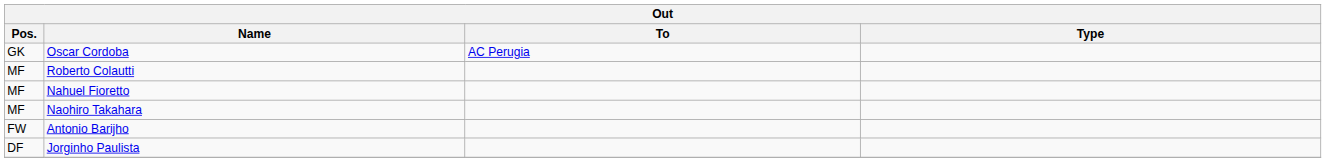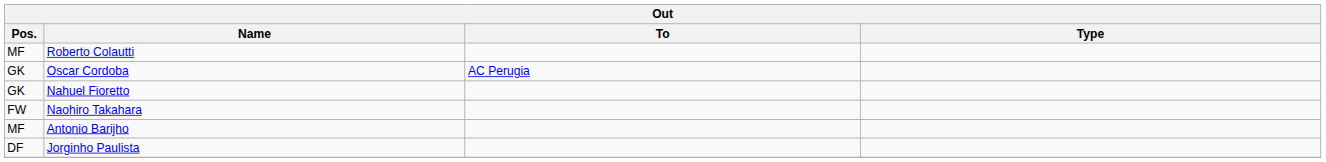rows swapped: (88, 53) <-> (90, 72)
(16, 91) MF -> (16, 91) GK
(16, 110) MF -> (17, 110) FW
(17, 129) FW -> (16, 129) MF
